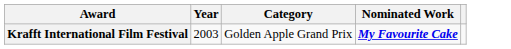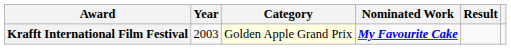+ column: (481, 14)
(288, 34) no background -> (288, 34) lightyellow background
